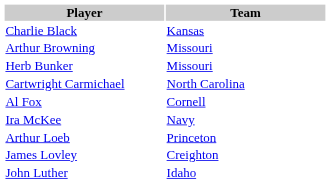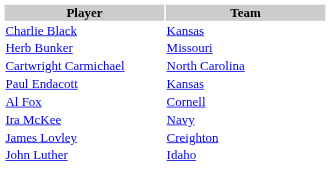- row: (50, 48)
+ row: (42, 84)
- row: (38, 137)
